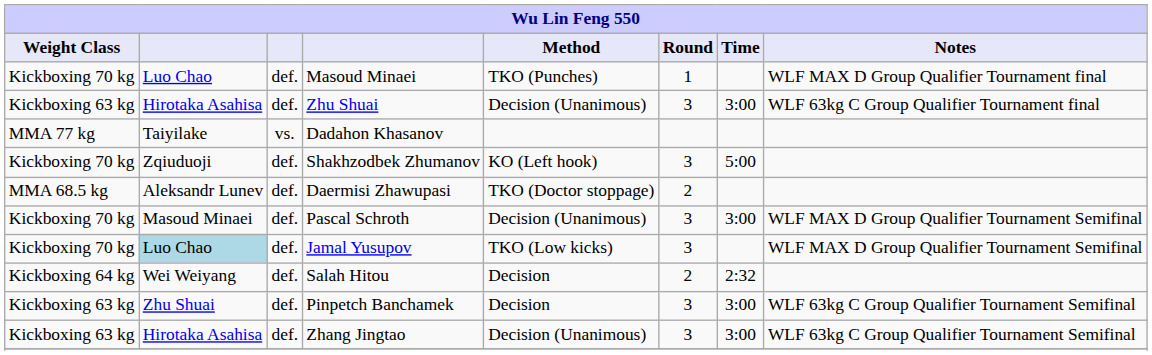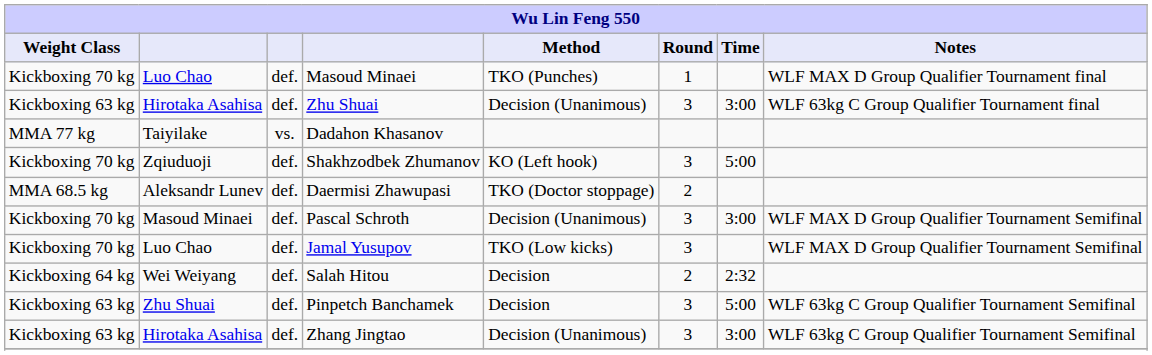(177, 248) lightblue background -> (177, 248) no background
(740, 305) 3:00 -> (740, 305) 5:00
